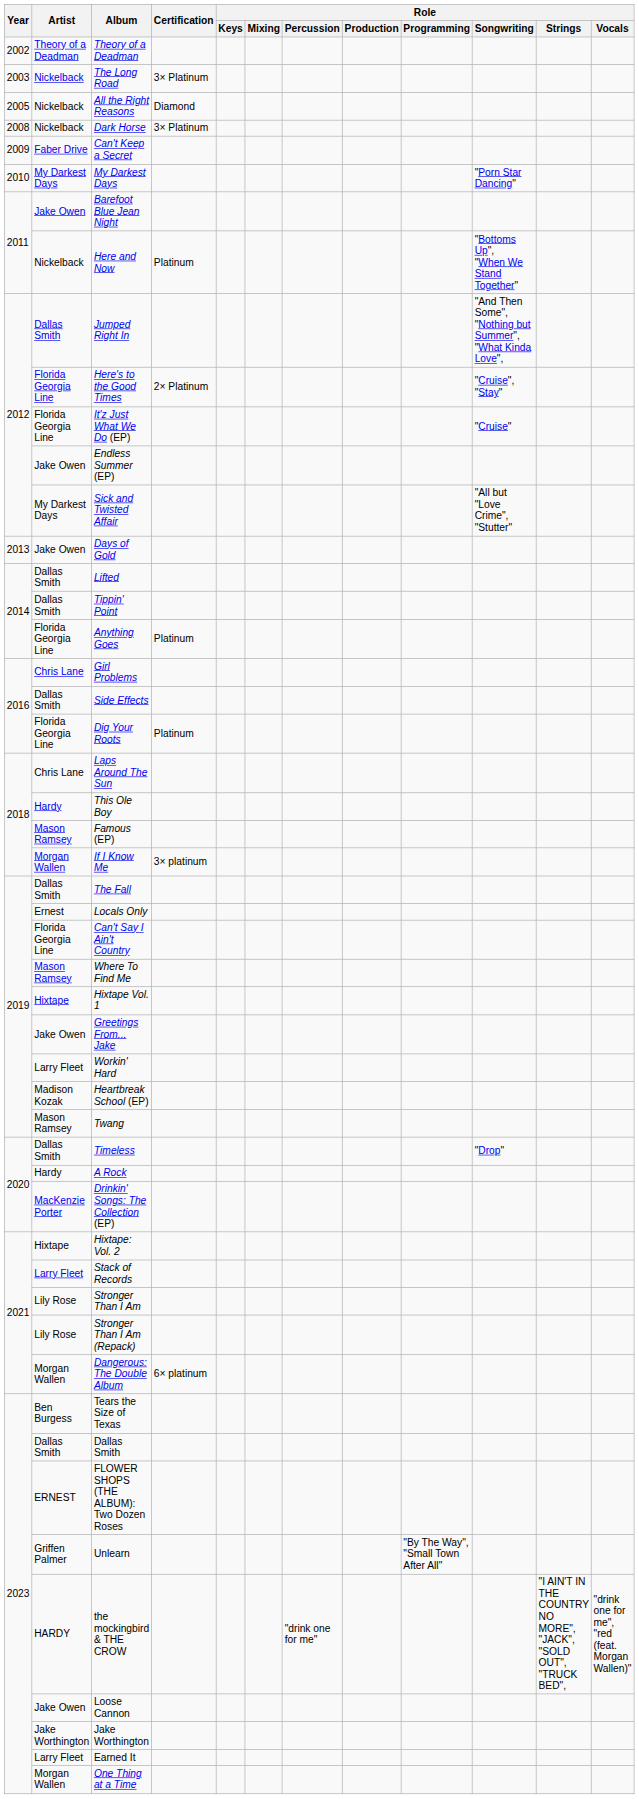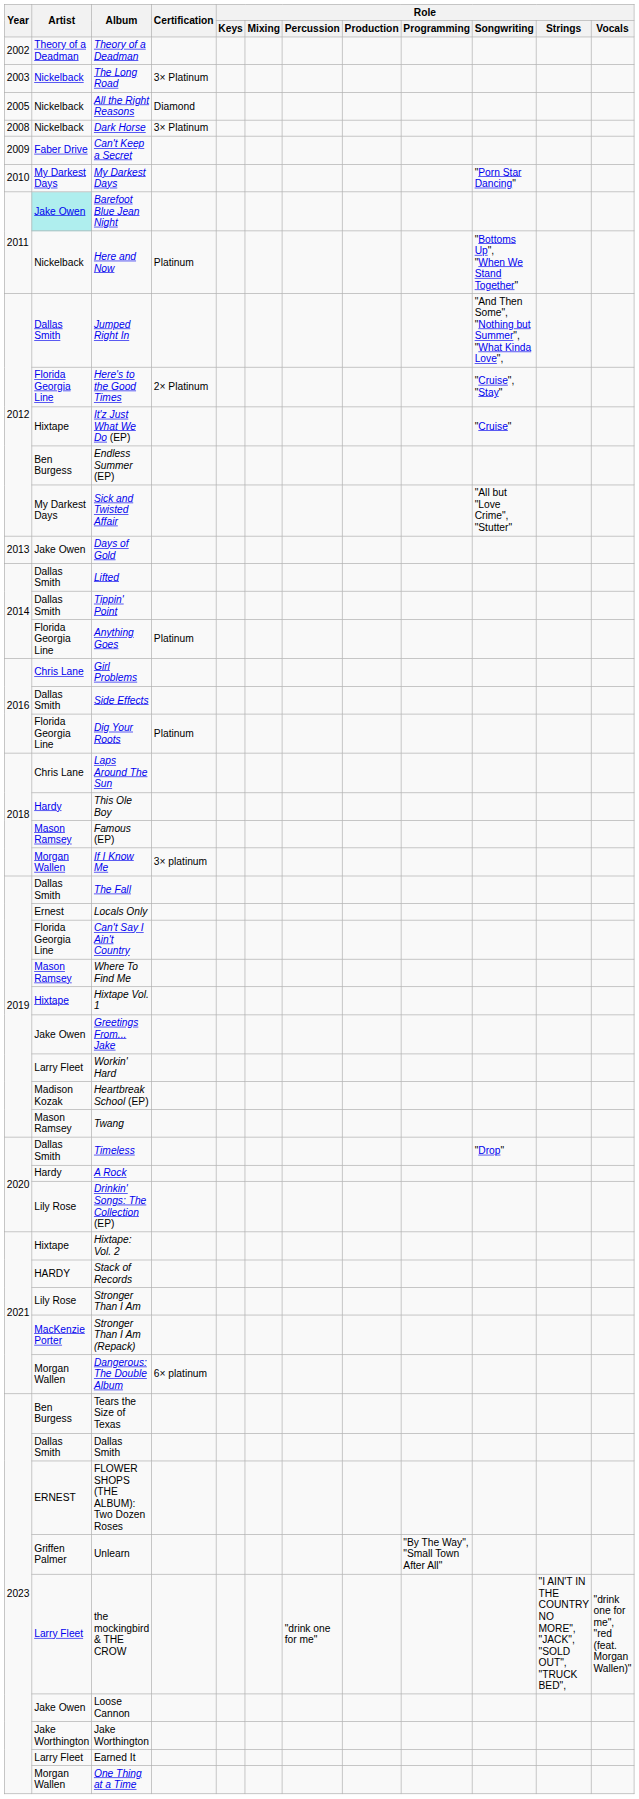(60, 211) no background -> (60, 211) paleturquoise background
(52, 426) Florida Georgia Line -> (52, 426) Hixtape
(60, 465) Jake Owen -> (53, 465) Ben Burgess
(60, 1206) MacKenzie Porter -> (55, 1206) Lily Rose
(59, 1273) Larry Fleet -> (52, 1273) HARDY
(55, 1335) Lily Rose -> (60, 1335) MacKenzie Porter
(52, 1634) HARDY -> (59, 1634) Larry Fleet
